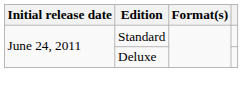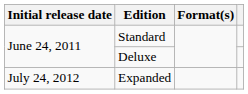+ row: (145, 78)
